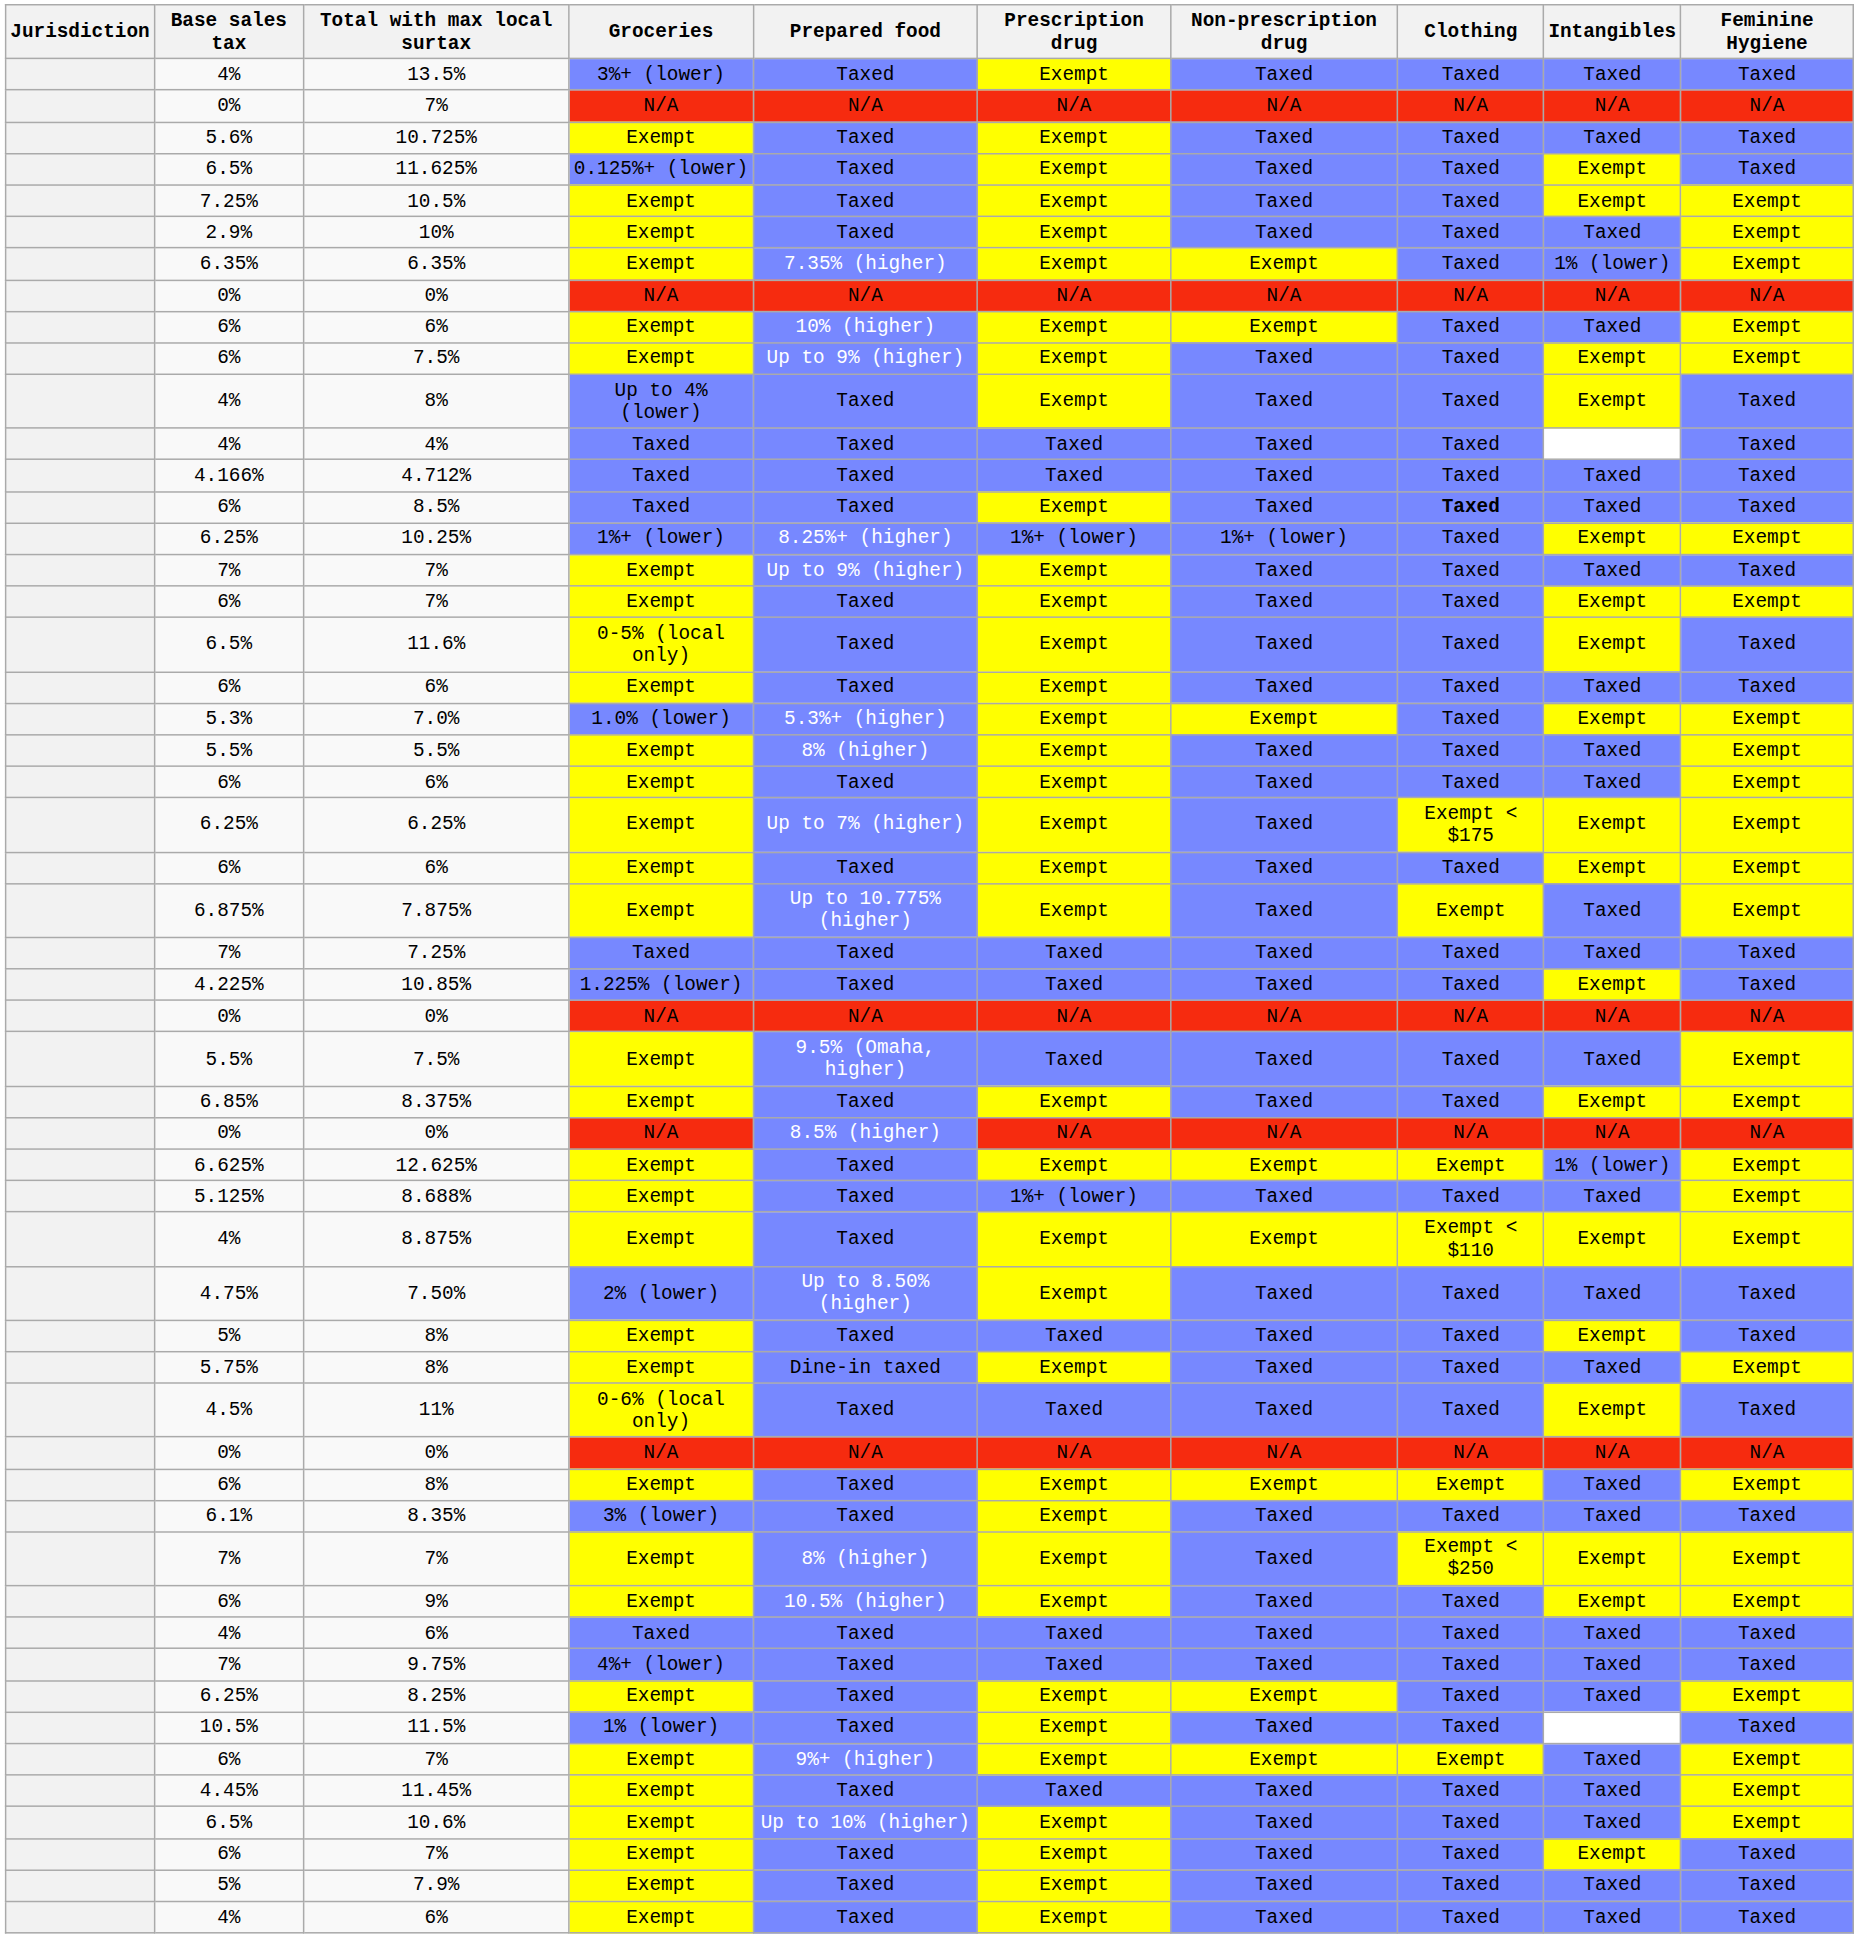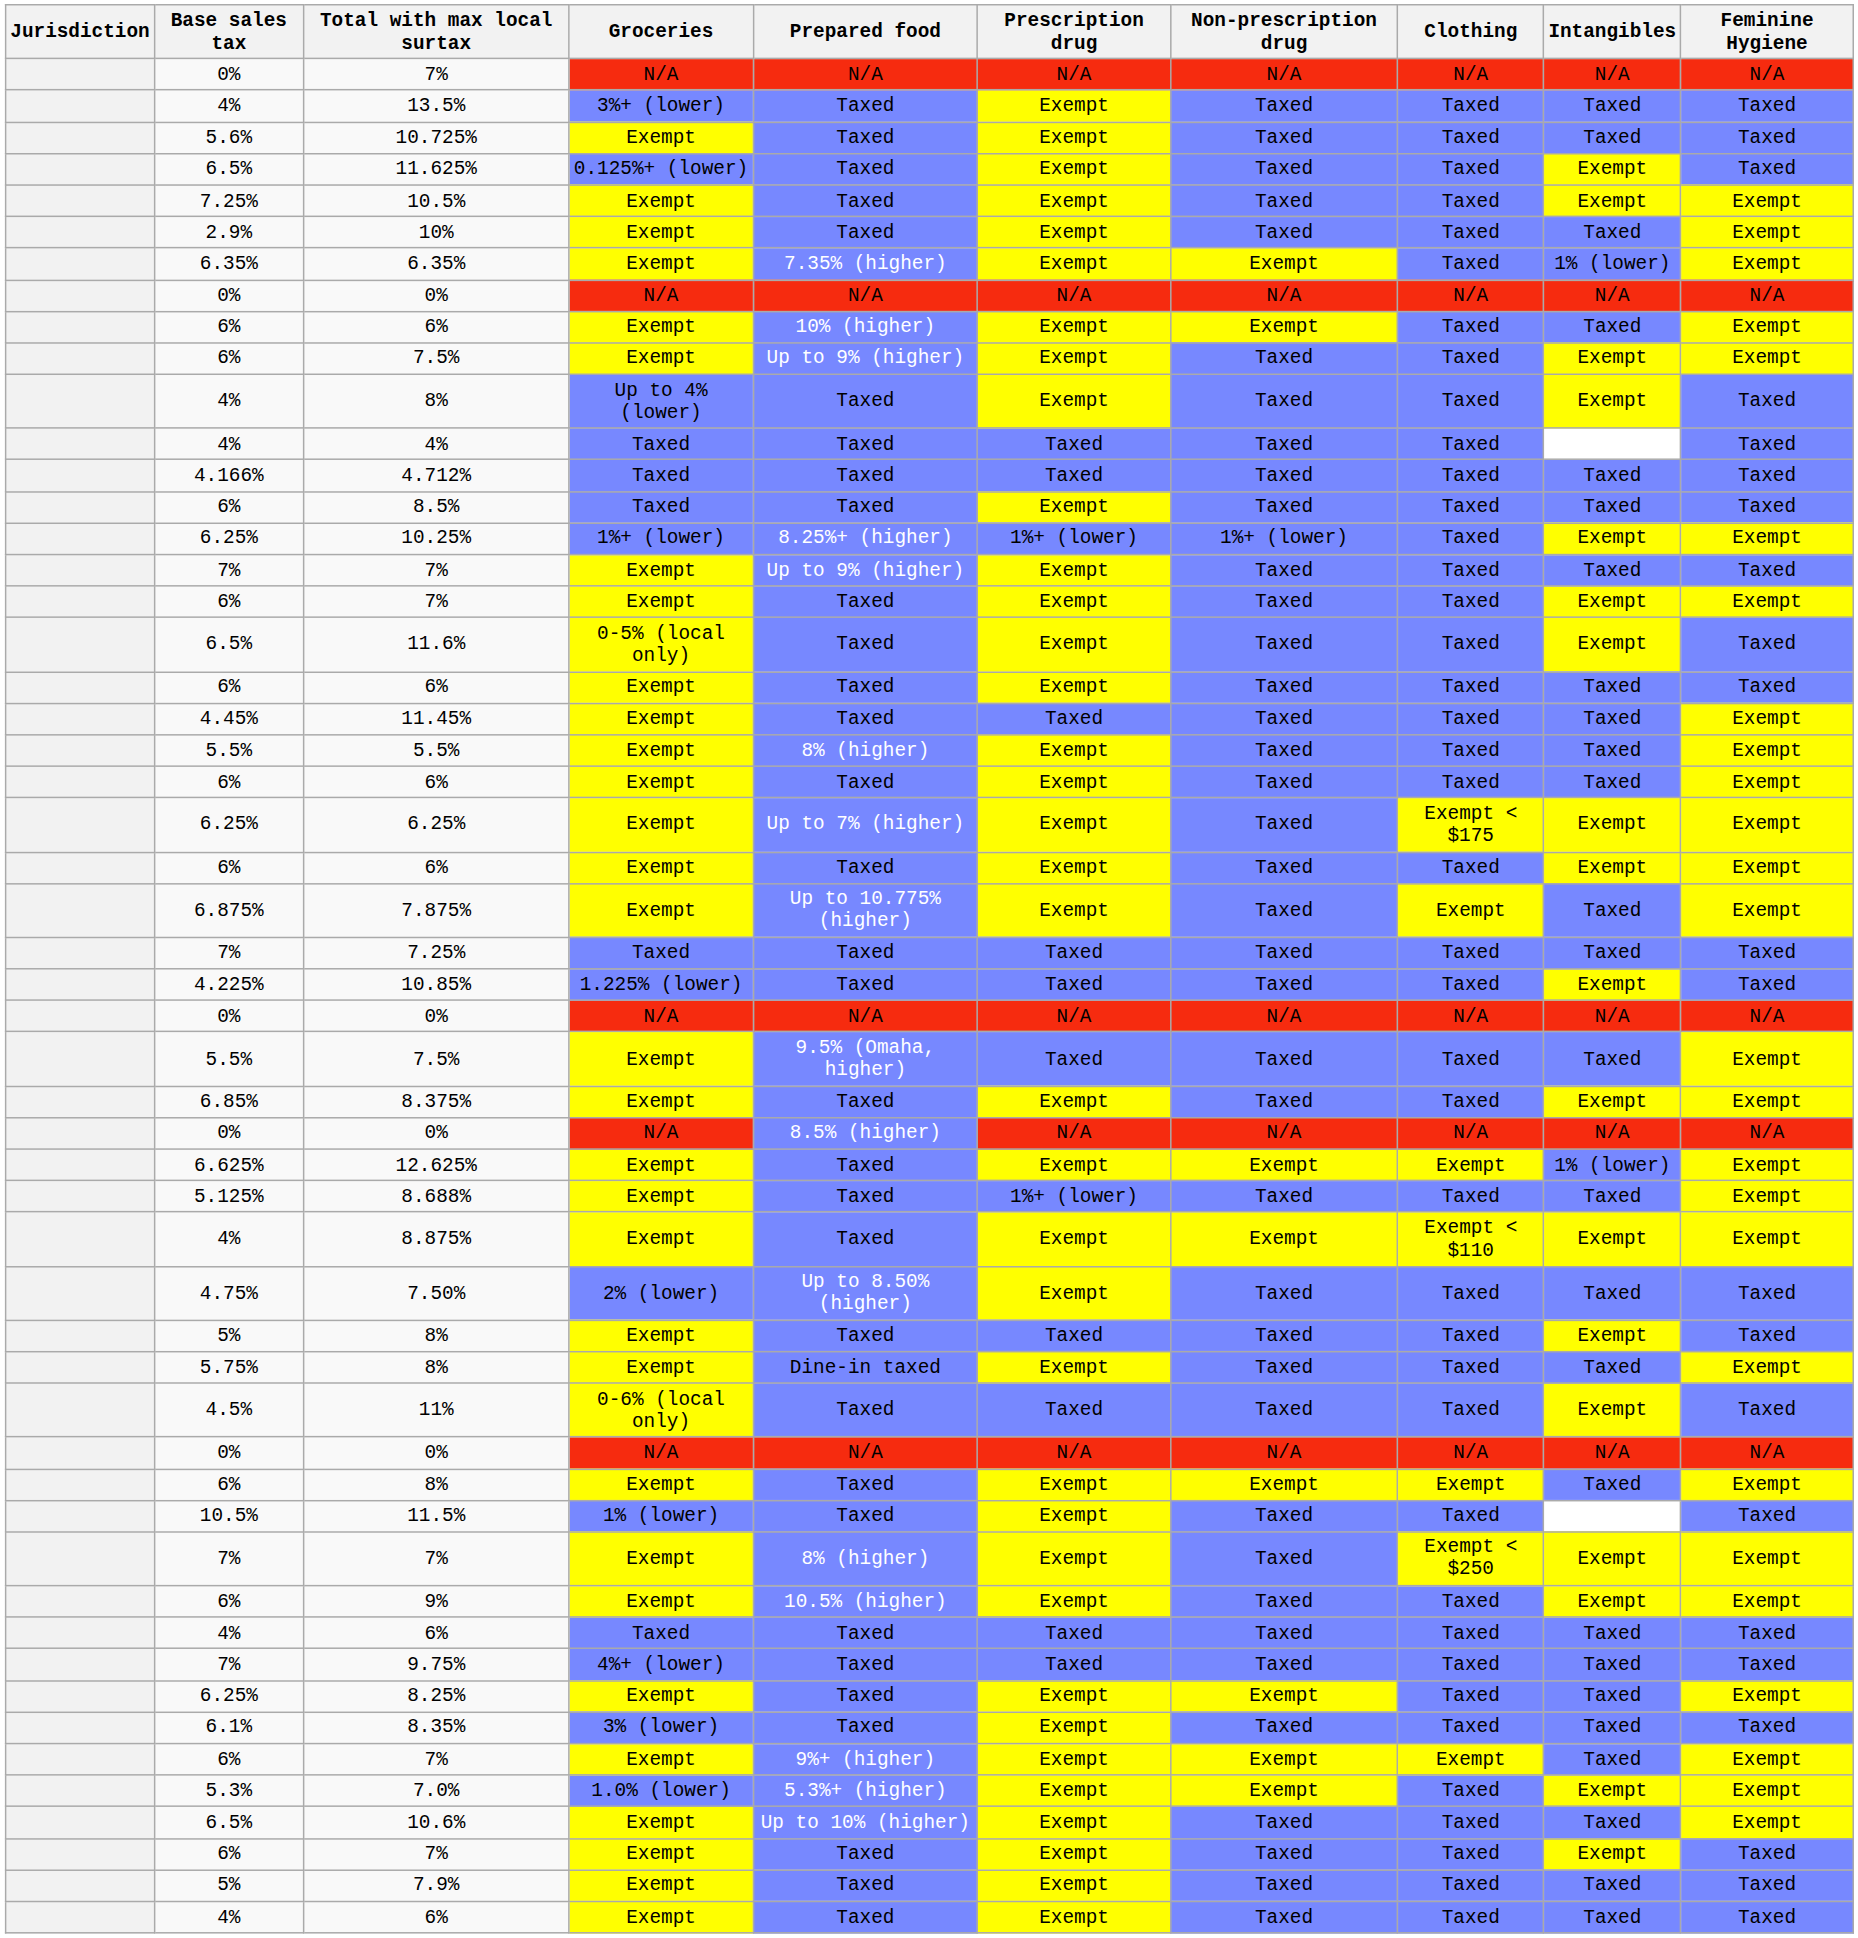rows swapped: (229, 74) <-> (229, 106)
(1471, 507) bold -> (1471, 507) normal
rows swapped: (229, 1791) <-> (229, 719)
rows swapped: (229, 1728) <-> (229, 1516)
